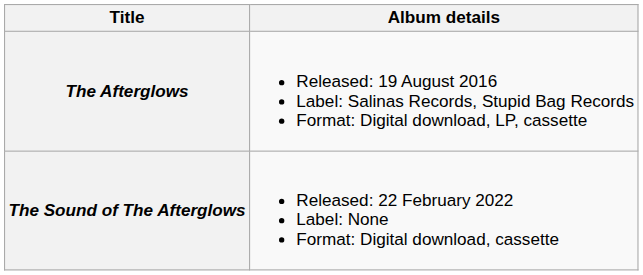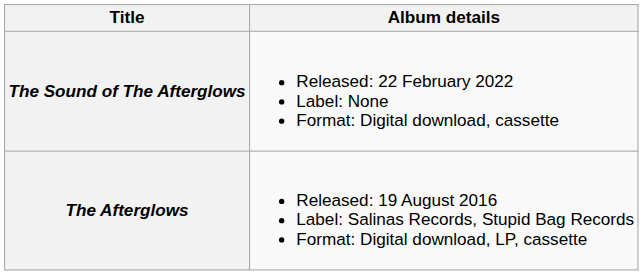rows swapped: (127, 91) <-> (127, 210)
